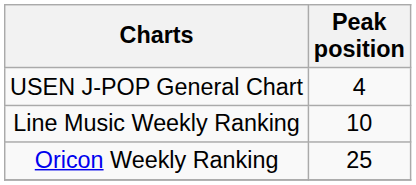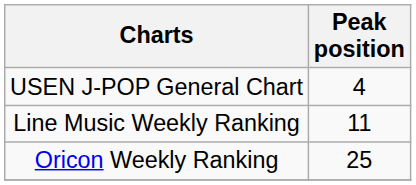(359, 123) 10 -> (359, 123) 11
